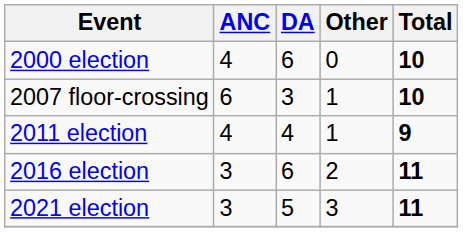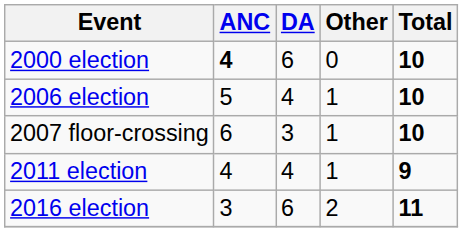(226, 60) normal -> (226, 60) bold
+ row: (80, 97)
- row: (80, 208)
